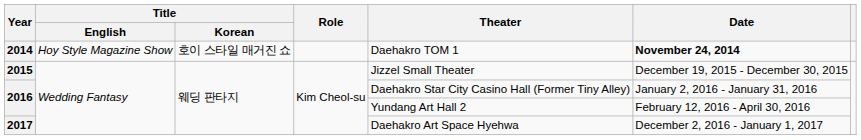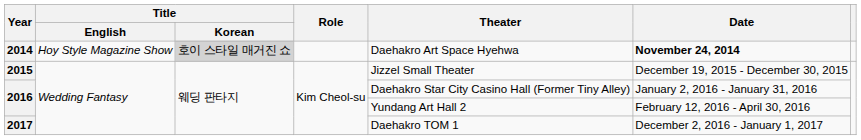(234, 50) no background -> (234, 50) lightgrey background
(415, 51) Daehakro TOM 1 -> (445, 51) Daehakro Art Space Hyehwa
(445, 125) Daehakro Art Space Hyehwa -> (415, 125) Daehakro TOM 1
